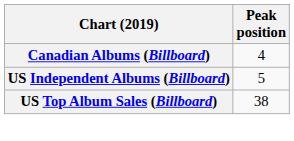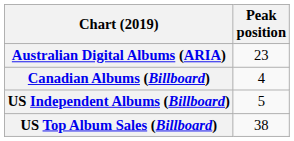+ row: (119, 55)
